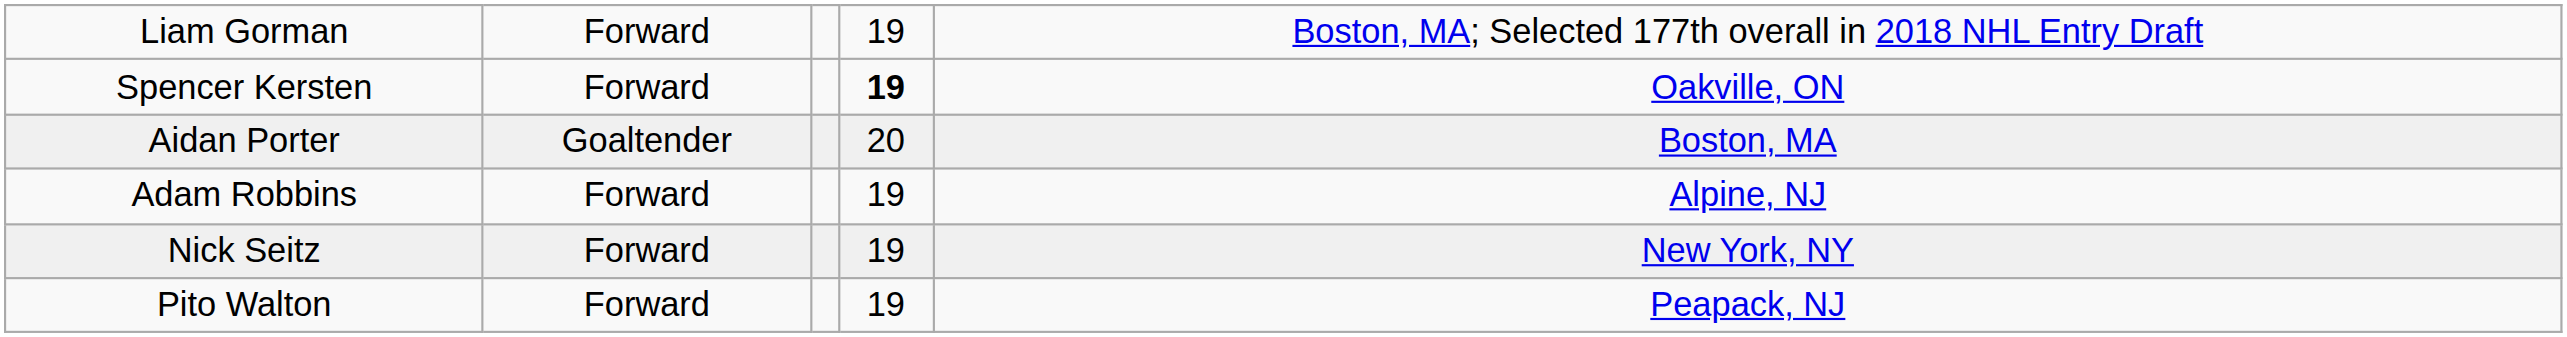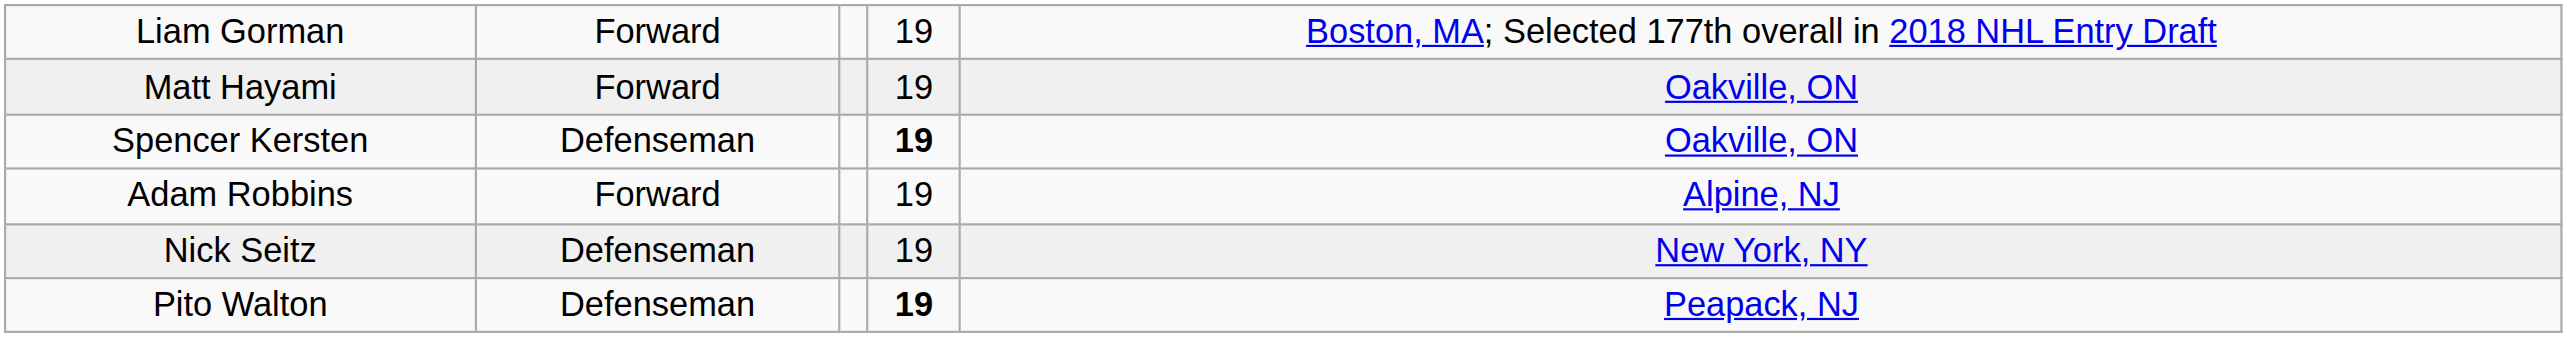+ row: (240, 86)
(647, 86) Forward -> (658, 140) Defenseman
- row: (244, 140)
(647, 250) Forward -> (658, 250) Defenseman
(647, 304) Forward -> (658, 304) Defenseman
(886, 304) normal -> (914, 304) bold
